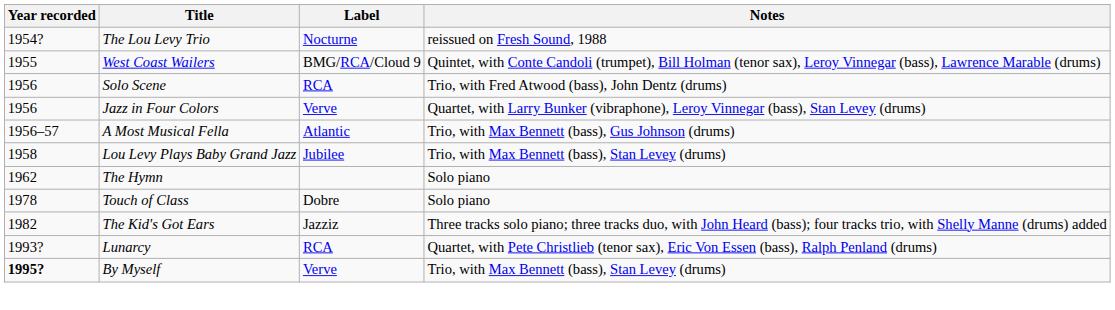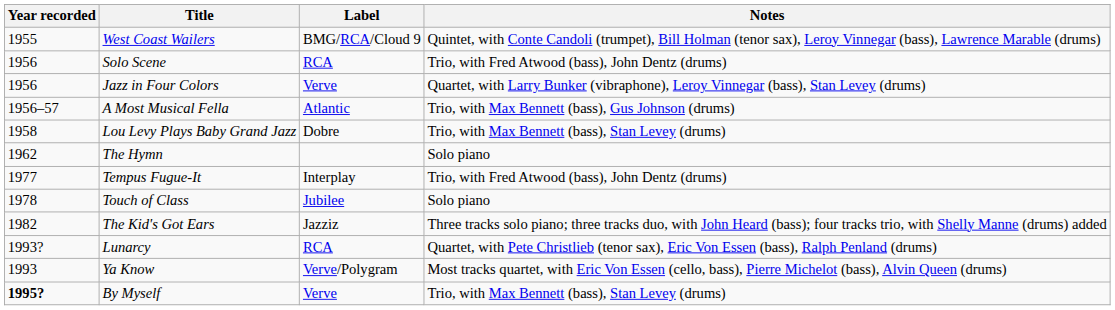- row: (156, 39)
(324, 154) Jubilee -> (321, 131) Dobre
+ row: (152, 177)
(321, 200) Dobre -> (324, 200) Jubilee
+ row: (128, 270)
